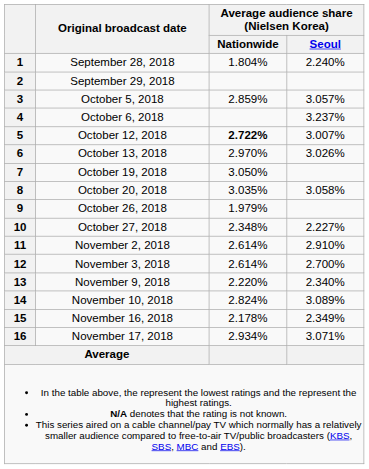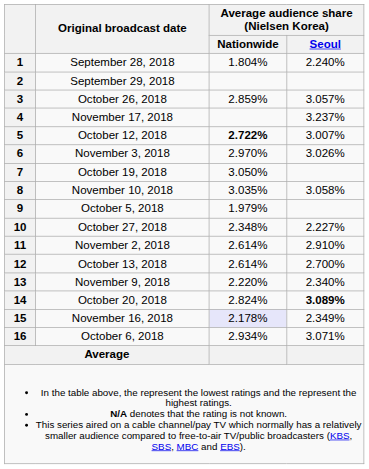(122, 99) October 5, 2018 -> (122, 99) October 26, 2018
(122, 117) October 6, 2018 -> (122, 117) November 17, 2018
(122, 154) October 13, 2018 -> (122, 154) November 3, 2018
(122, 190) October 20, 2018 -> (122, 190) November 10, 2018
(122, 208) October 26, 2018 -> (122, 208) October 5, 2018
(122, 263) November 3, 2018 -> (122, 263) October 13, 2018
(122, 300) November 10, 2018 -> (122, 300) October 20, 2018
(325, 300) normal -> (325, 300) bold
(248, 318) no background -> (248, 318) lavender background
(122, 336) November 17, 2018 -> (122, 336) October 6, 2018
